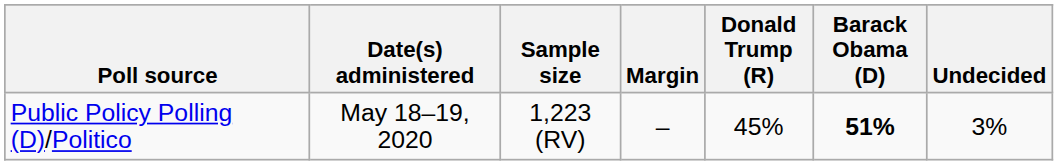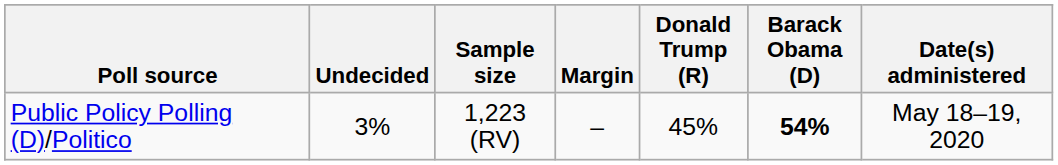columns swapped: (405, 62) <-> (989, 75)
(870, 127) 51% -> (805, 127) 54%
